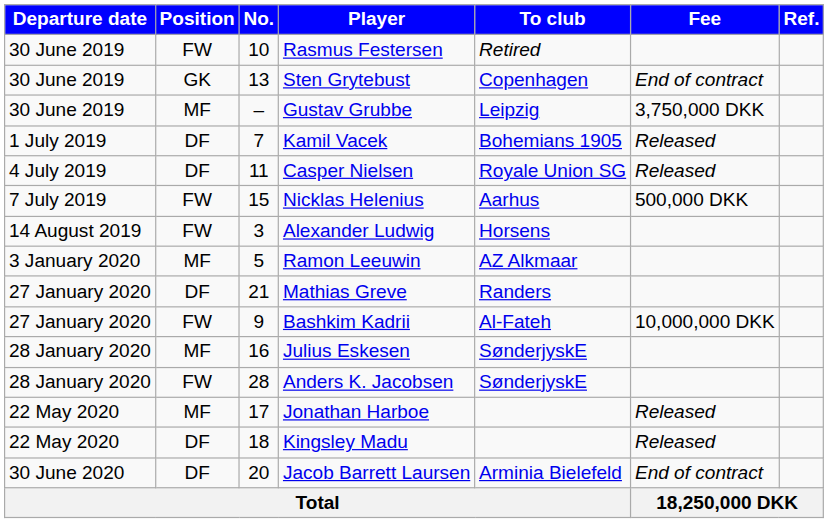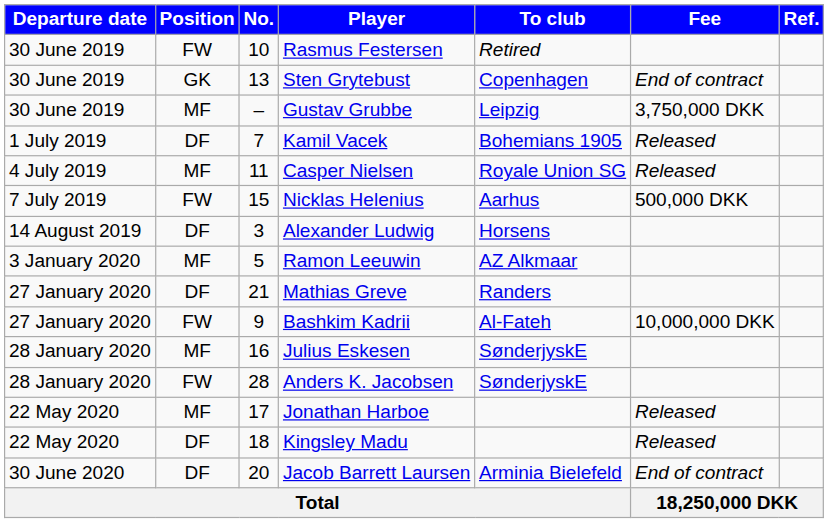(197, 170) DF -> (197, 170) MF
(197, 230) FW -> (197, 230) DF
